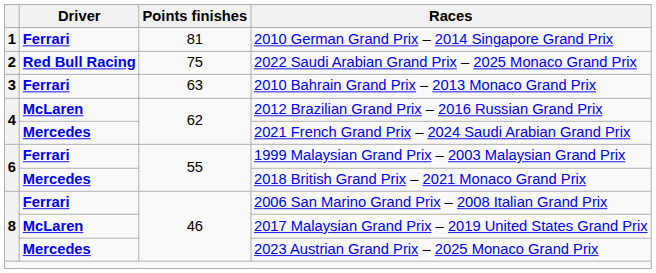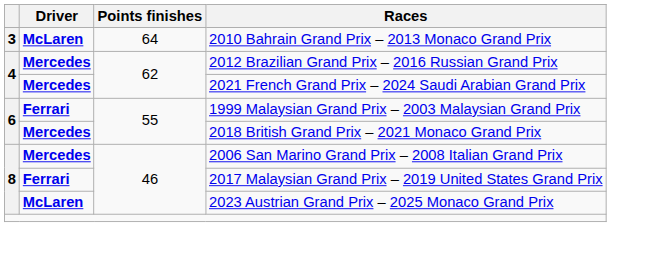- row: (434, 39)
- row: (445, 62)
(46, 86) Ferrari -> (53, 39) McLaren
(195, 86) 63 -> (150, 39) 64
(53, 109) McLaren -> (57, 62) Mercedes
(46, 202) Ferrari -> (57, 156) Mercedes
(53, 226) McLaren -> (46, 179) Ferrari
(57, 249) Mercedes -> (53, 202) McLaren
